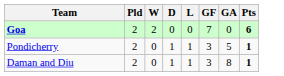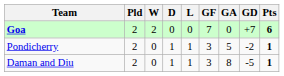+ column: (250, 12)
